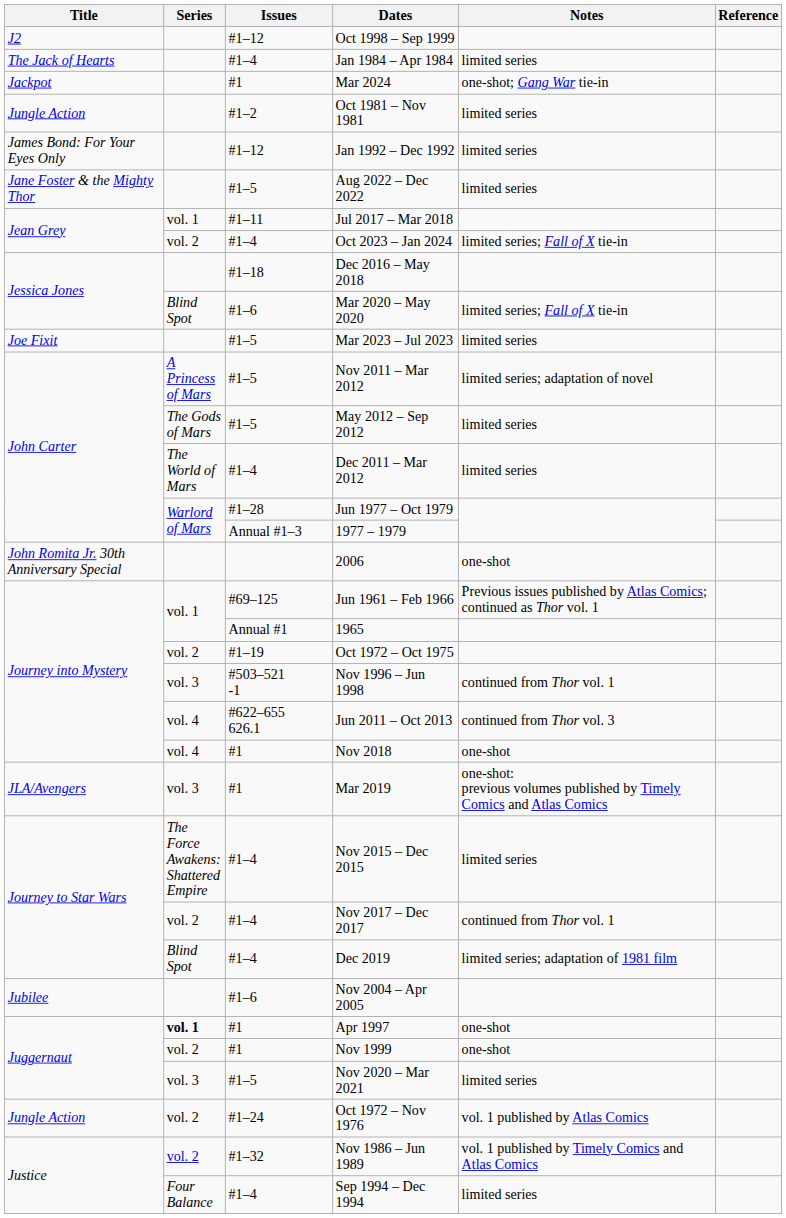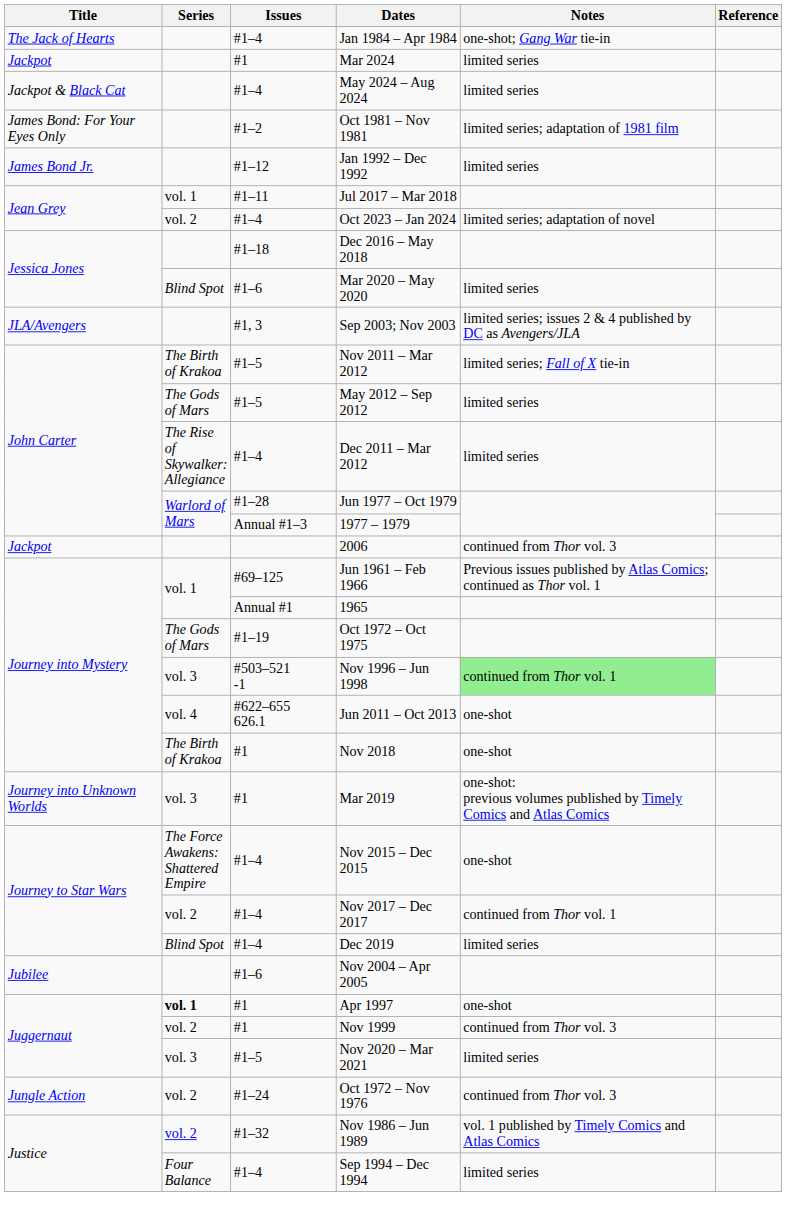- row: (395, 37)
(499, 60) limited series -> (537, 37) one-shot; Gang War tie-in
(535, 82) one-shot; Gang War tie-in -> (501, 60) limited series
+ row: (387, 90)
(46, 112) Jungle Action -> (71, 128) James Bond: For Your Eyes Only
(499, 112) limited series -> (571, 128) limited series; adaptation of 1981 film
(71, 151) James Bond: For Your Eyes Only -> (51, 166) James Bond Jr.
- row: (382, 189)
(545, 241) limited series; Fall of X tie-in -> (559, 219) limited series; adaptation of novel
(545, 310) limited series; Fall of X tie-in -> (501, 287) limited series
+ row: (397, 326)
- row: (394, 340)
(191, 378) A Princess of Mars -> (193, 364) The Birth of Krakoa
(557, 378) limited series; adaptation of novel -> (546, 364) limited series; Fall of X tie-in
(191, 470) The World of Mars -> (196, 456) The Rise of Skywalker: Allegiance
(66, 561) John Romita Jr. 30th Anniversary Special -> (30, 547) Jackpot
(486, 561) one-shot -> (540, 547) continued from Thor vol. 3
(183, 652) vol. 2 -> (192, 637) The Gods of Mars
(538, 682) no background -> (540, 676) lightgreen background
(538, 720) continued from Thor vol. 3 -> (488, 714) one-shot
(183, 751) vol. 4 -> (193, 752) The Birth of Krakoa
(47, 789) JLA/Avengers -> (72, 798) Journey into Unknown Worlds
(499, 859) limited series -> (488, 860) one-shot
(569, 959) limited series; adaptation of 1981 film -> (501, 944) limited series
(486, 1049) one-shot -> (540, 1027) continued from Thor vol. 3
(555, 1118) vol. 1 published by Atlas Comics -> (540, 1095) continued from Thor vol. 3
